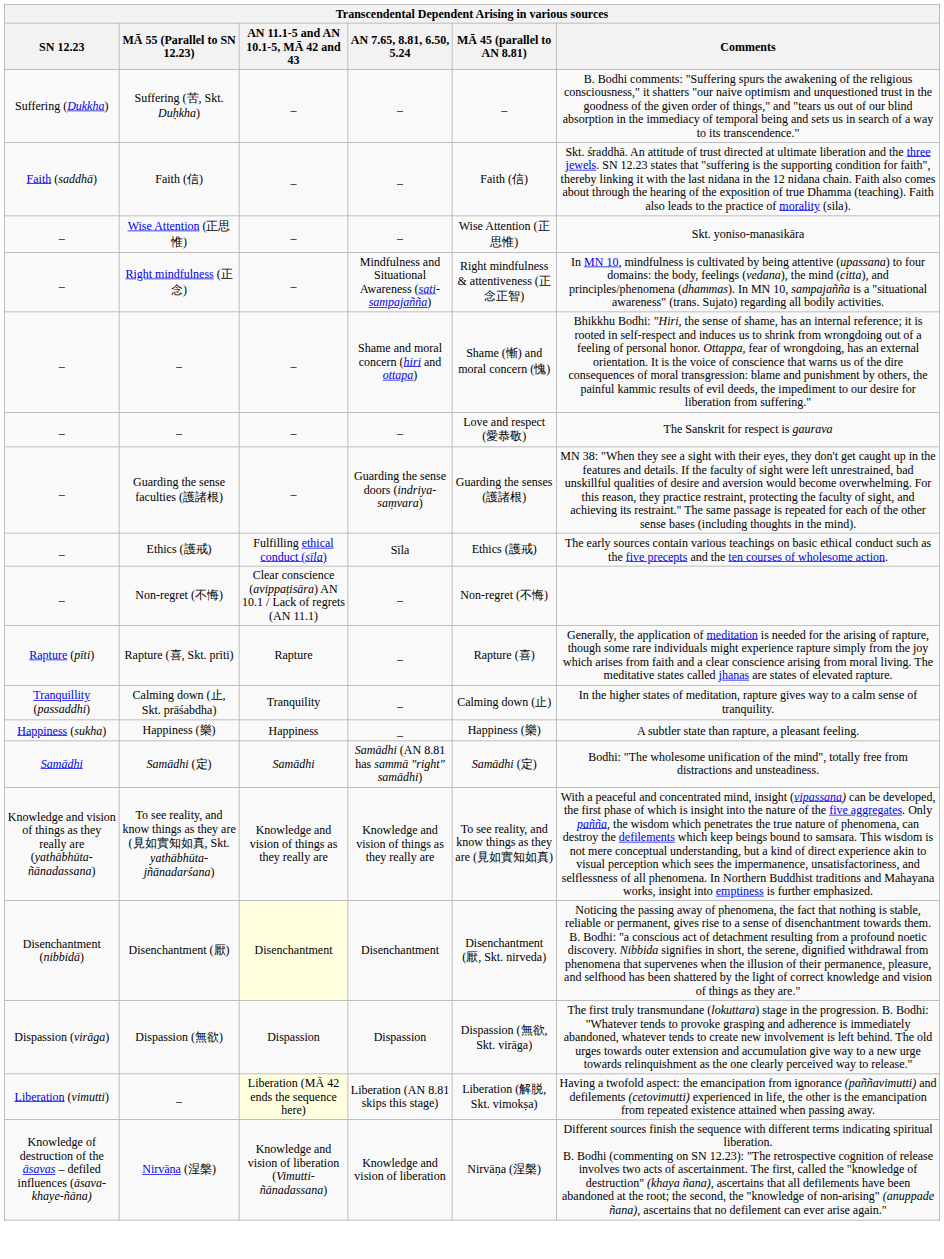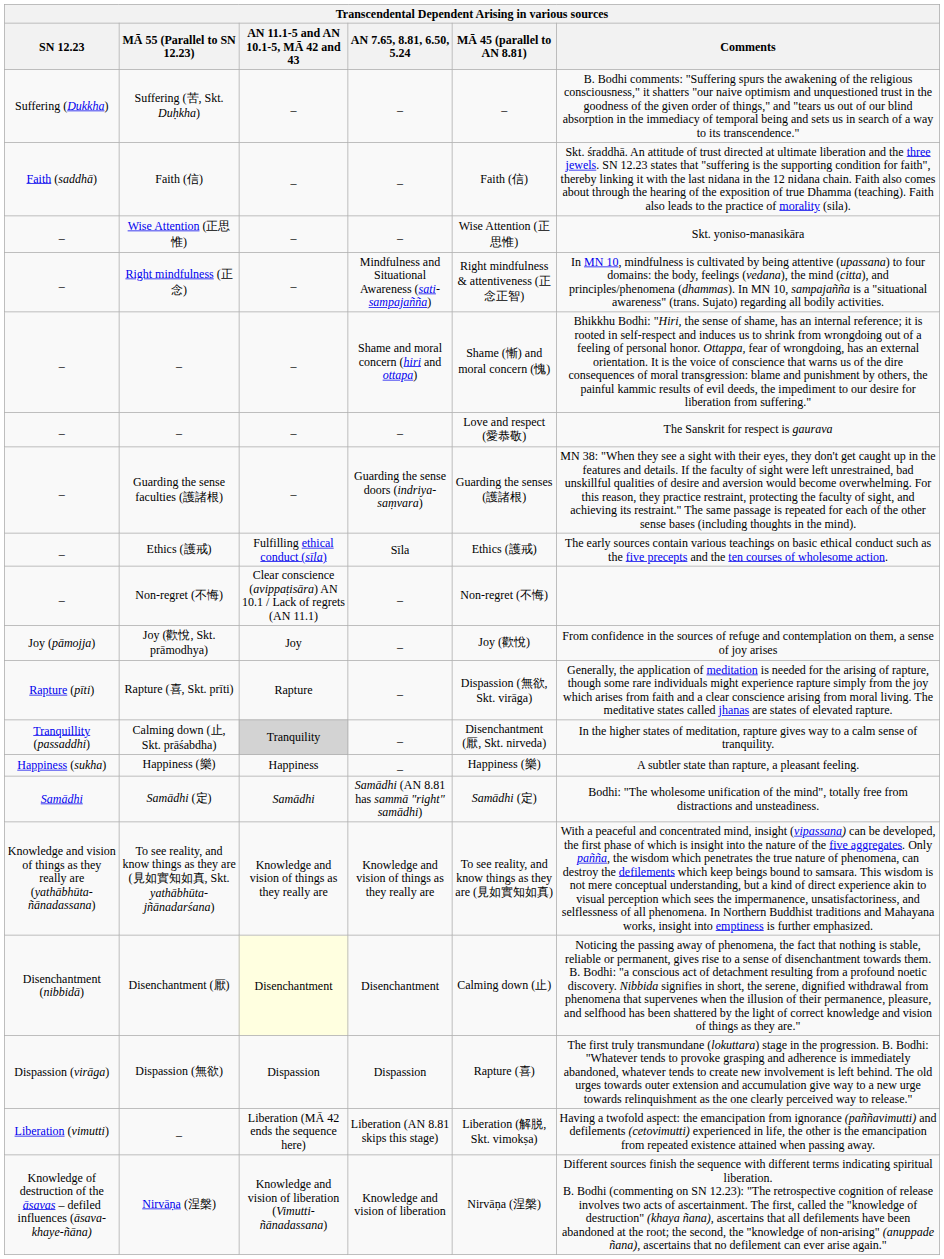+ row: (179, 643)
(504, 654) Rapture (喜) -> (504, 690) Dispassion (無欲, Skt. virāga)
(294, 702) no background -> (294, 737) lightgrey background
(504, 702) Calming down (止) -> (504, 736) Disenchantment (厭, Skt. nirveda)
(504, 950) Disenchantment (厭, Skt. nirveda) -> (504, 985) Calming down (止)
(504, 1037) Dispassion (無欲, Skt. virāga) -> (504, 1071) Rapture (喜)
(294, 1096) lightyellow background -> (294, 1131) no background
